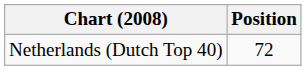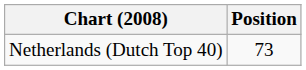(264, 49) 72 -> (264, 49) 73
